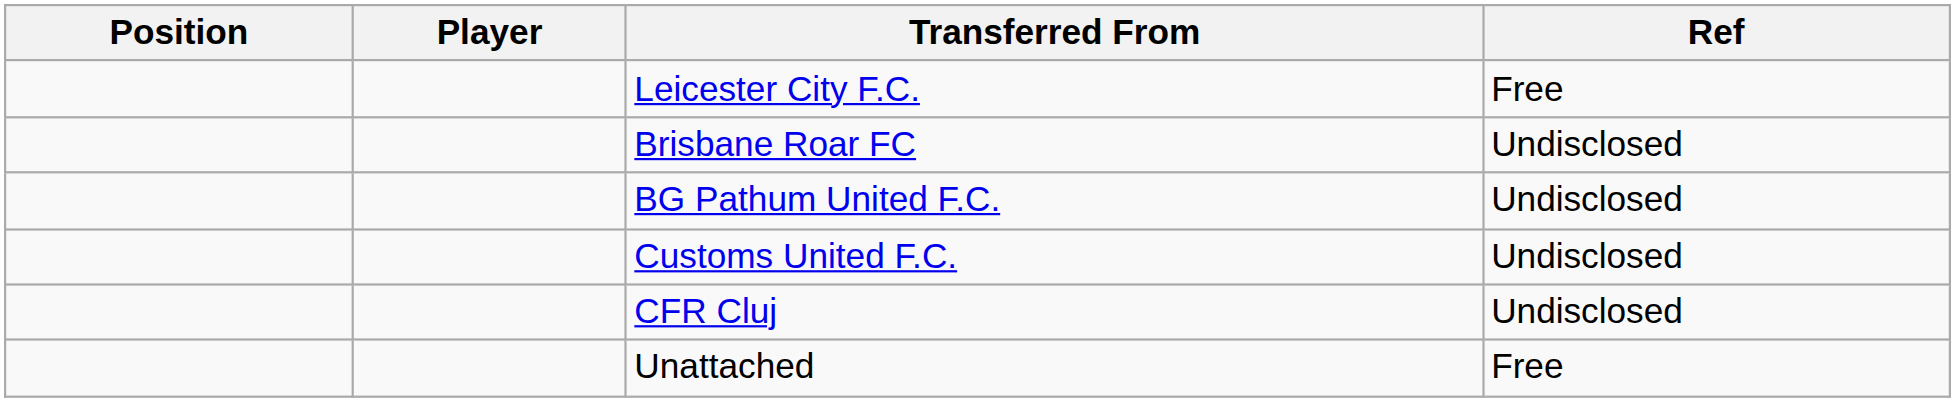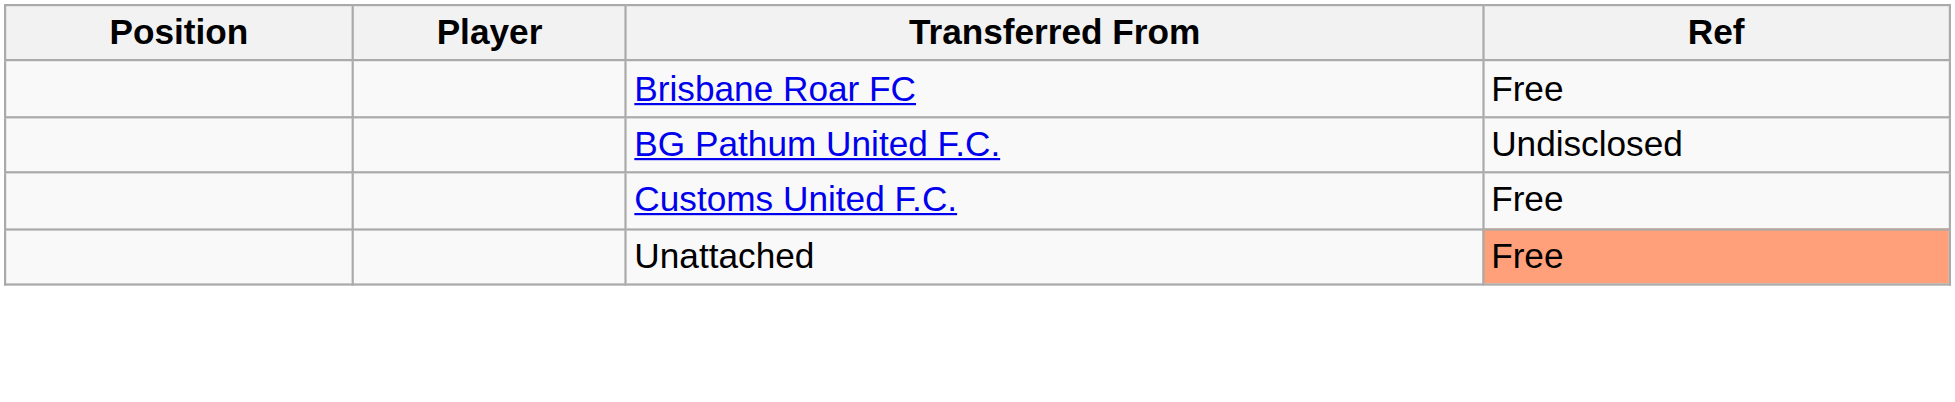- row: (777, 88)
(1587, 144) Undisclosed -> (1527, 88) Free
(1587, 255) Undisclosed -> (1527, 199) Free
- row: (706, 311)
(1527, 367) no background -> (1527, 255) lightsalmon background
